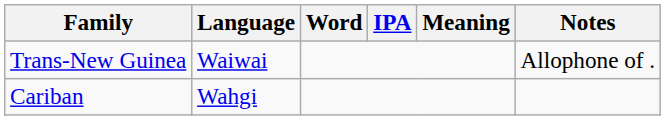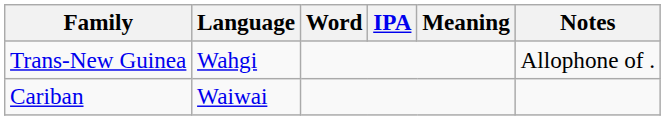(232, 59) Waiwai -> (227, 59) Wahgi
(227, 96) Wahgi -> (232, 96) Waiwai
